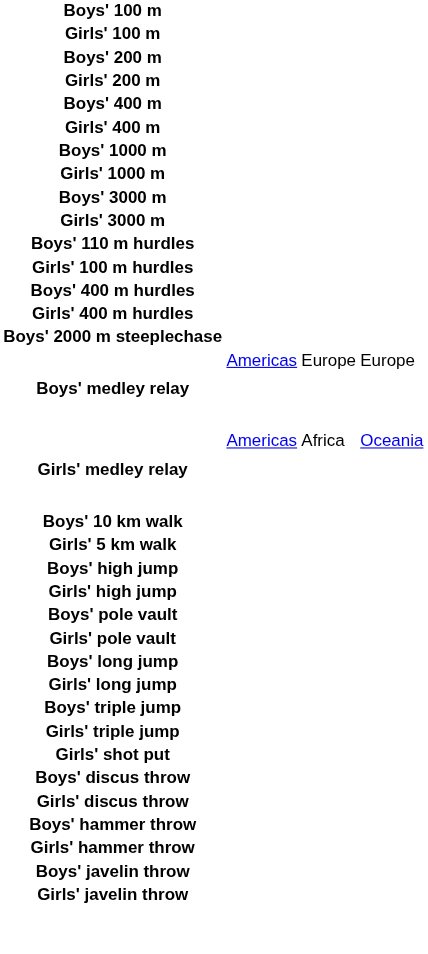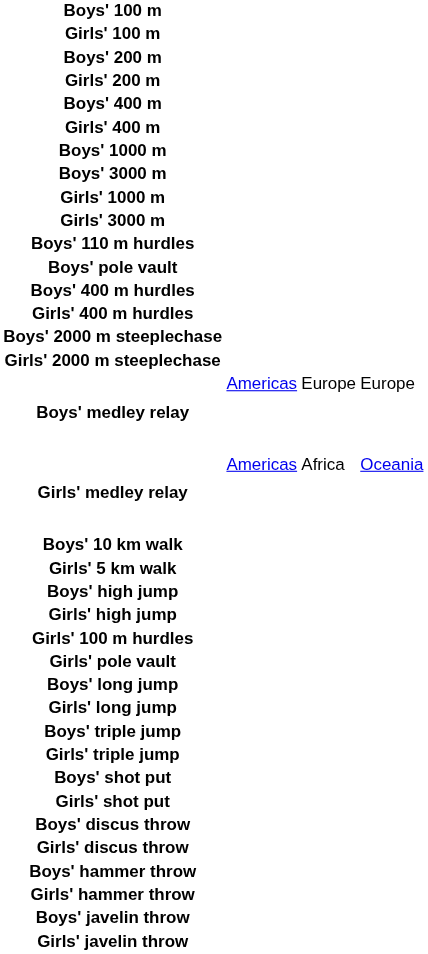rows swapped: (113, 173) <-> (113, 197)
rows swapped: (113, 267) <-> (113, 614)
+ row: (113, 360)
+ row: (113, 778)
